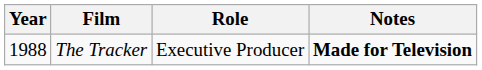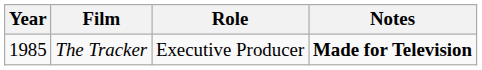(28, 49) 1988 -> (28, 49) 1985
